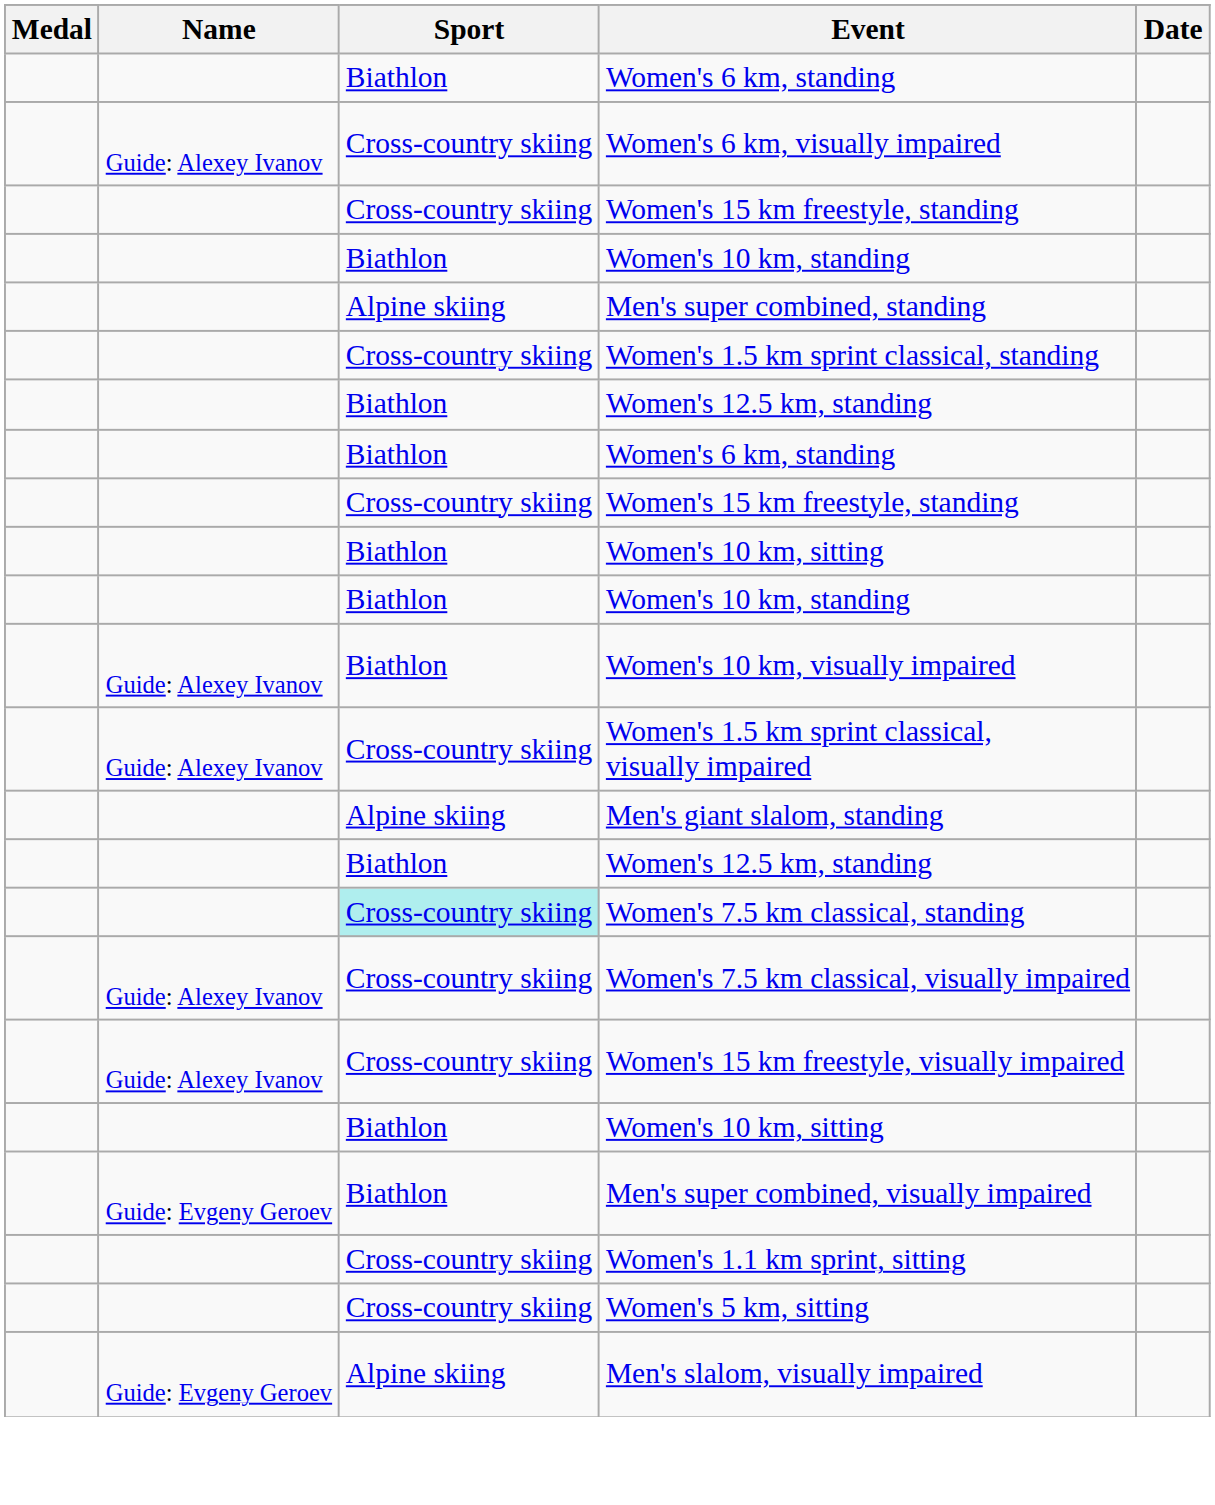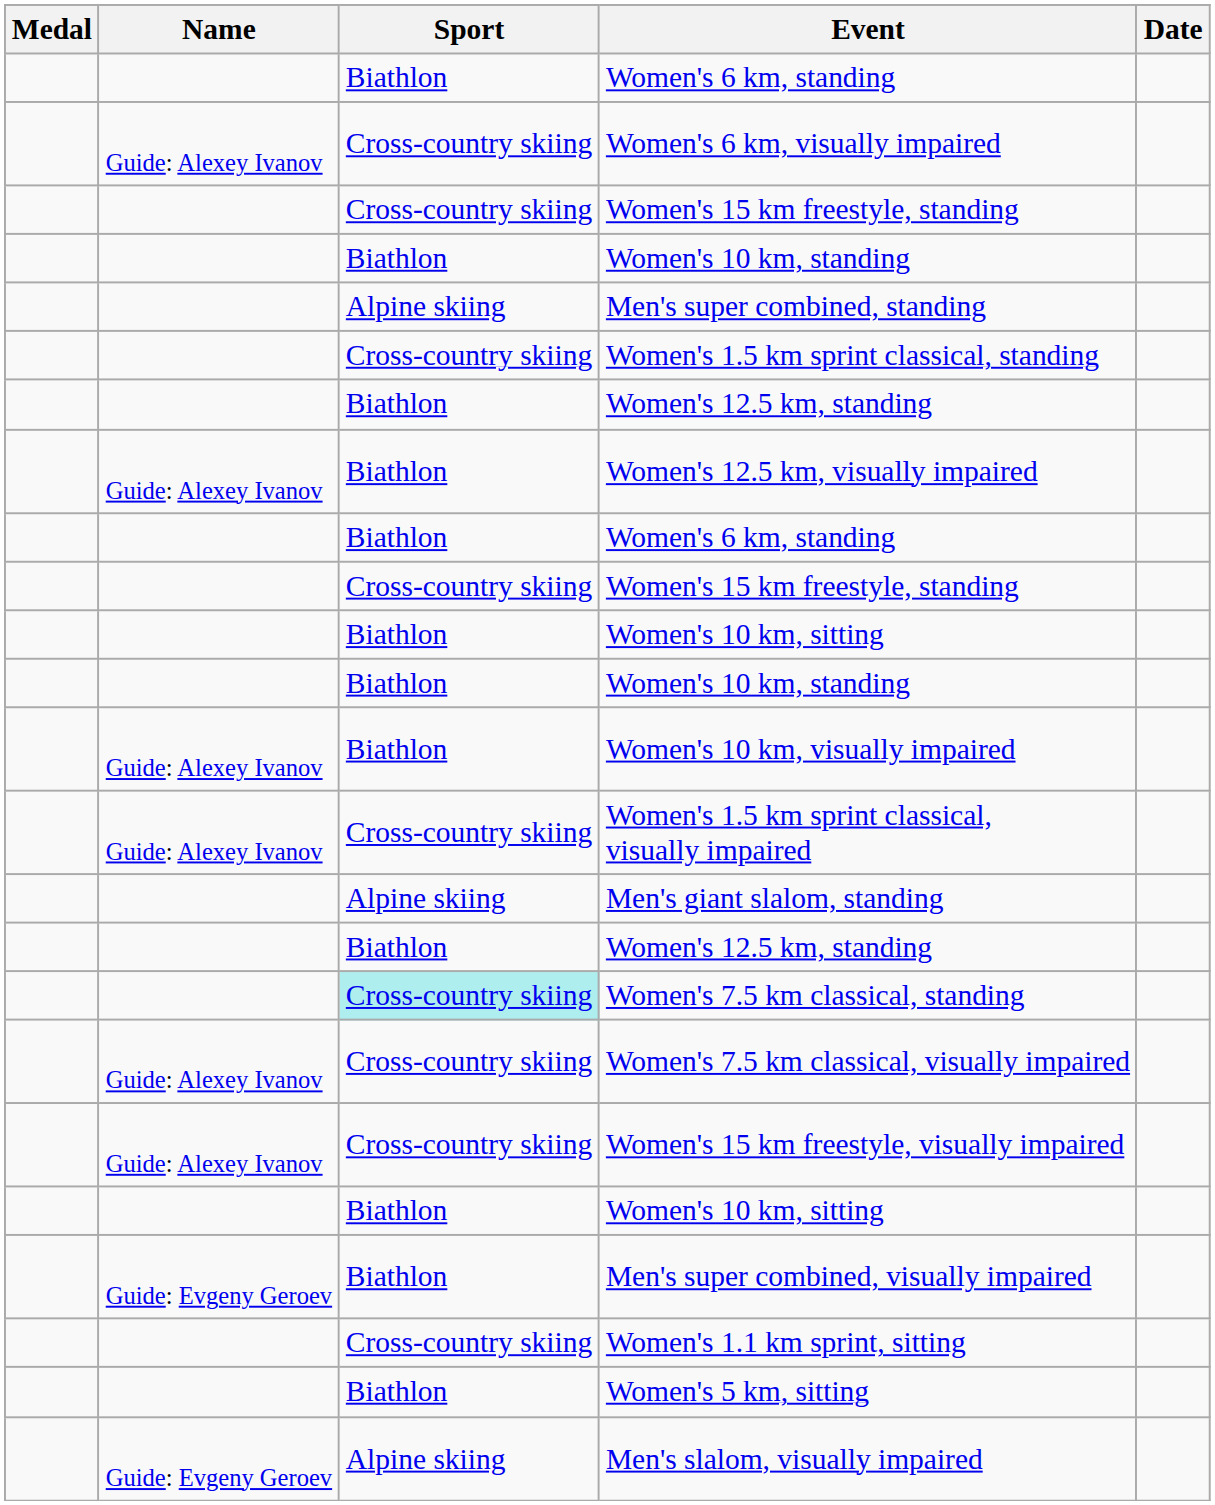+ row: (214, 490)
(469, 1308) Cross-country skiing -> (397, 1391) Biathlon
